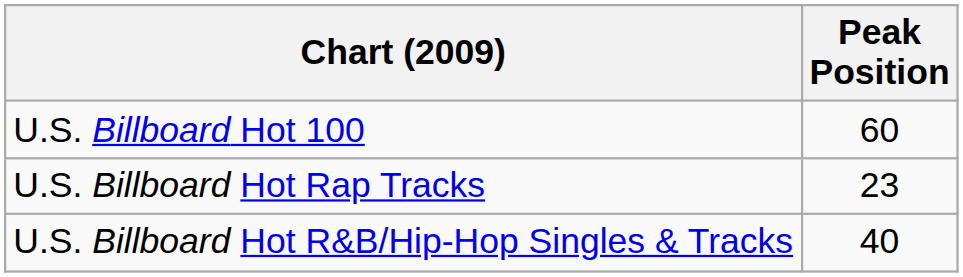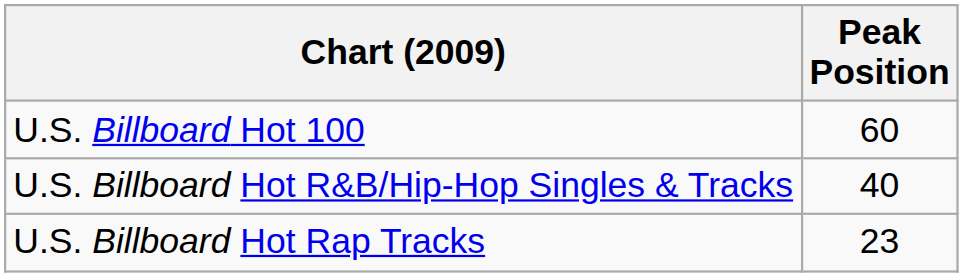rows swapped: (403, 241) <-> (249, 185)
